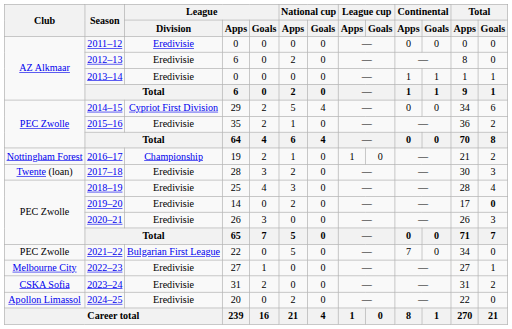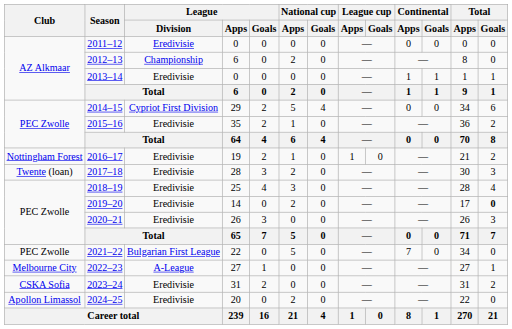(174, 60) Eredivisie -> (174, 60) Championship
(174, 156) Championship -> (174, 156) Eredivisie
(174, 268) Eredivisie -> (174, 268) A-League
